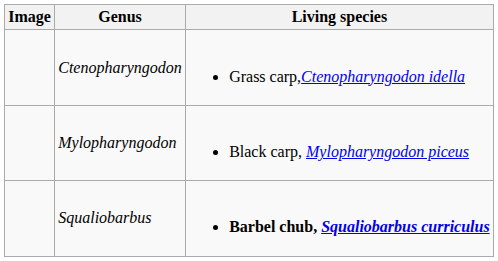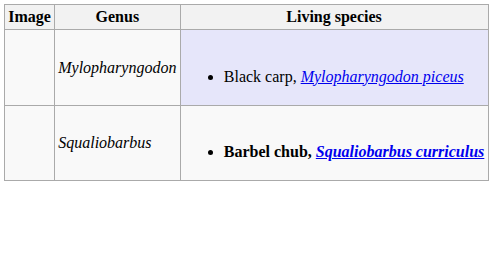- row: (120, 67)
(339, 152) no background -> (334, 77) lavender background
